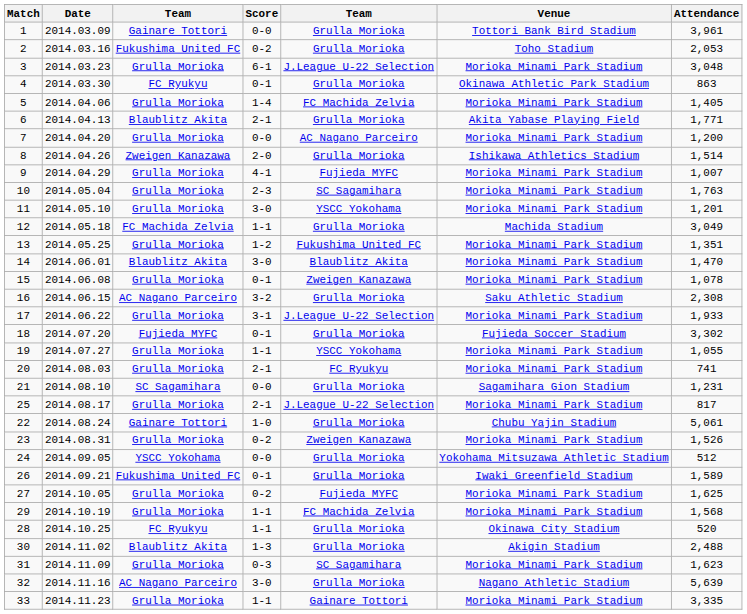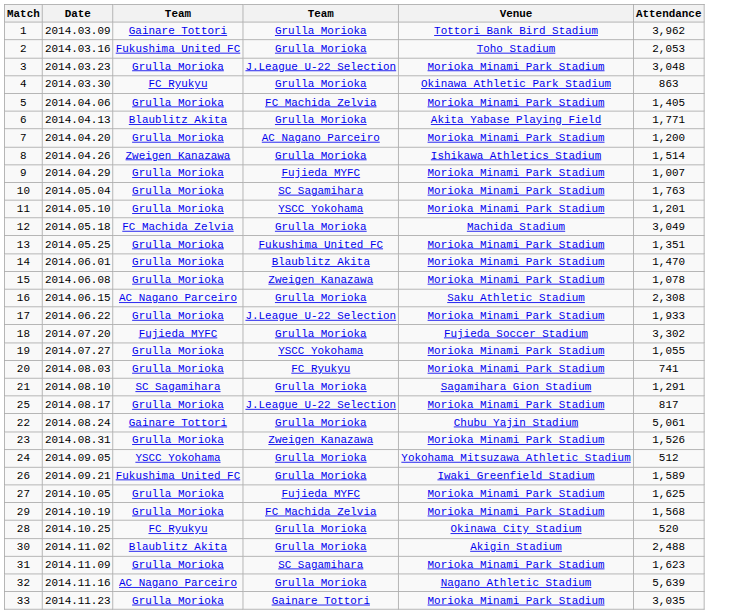- column: (262, 13)
(707, 31) 3,961 -> (669, 31) 3,962
(178, 262) Blaublitz Akita -> (178, 262) Grulla Morioka
(707, 387) 1,231 -> (669, 387) 1,291
(707, 601) 3,335 -> (669, 601) 3,035
